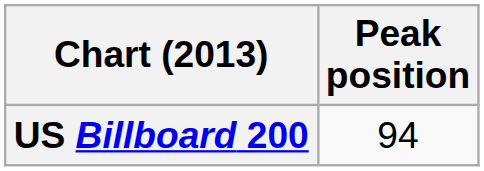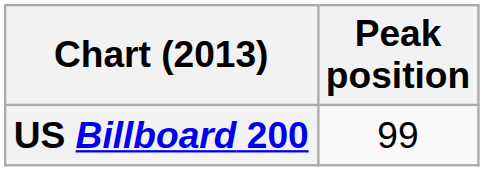(398, 134) 94 -> (398, 134) 99
